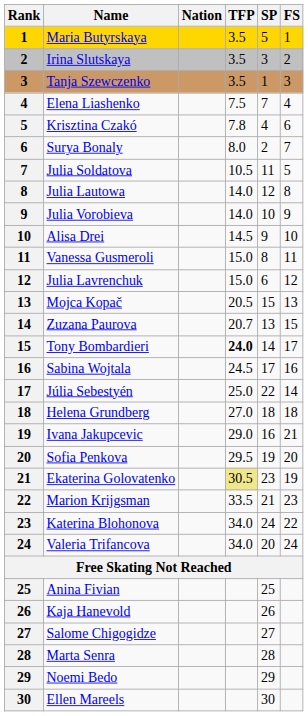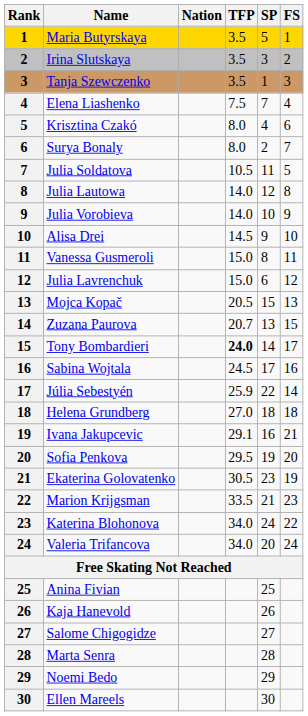(237, 125) 7.8 -> (237, 125) 8.0
(241, 390) 25.0 -> (241, 390) 25.9
(241, 434) 29.0 -> (241, 434) 29.1
(241, 479) khaki background -> (241, 479) no background
